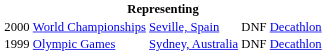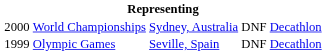(184, 26) Seville, Spain -> (194, 26) Sydney, Australia
(194, 44) Sydney, Australia -> (184, 44) Seville, Spain
